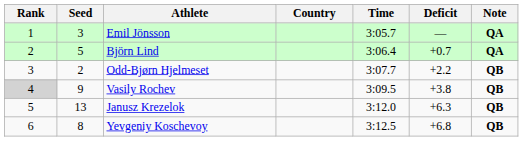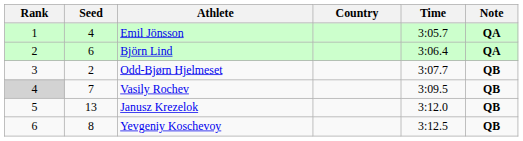- column: (440, 13)
(80, 32) 3 -> (91, 32) 4
(80, 51) 5 -> (91, 51) 6
(80, 88) 9 -> (91, 88) 7
